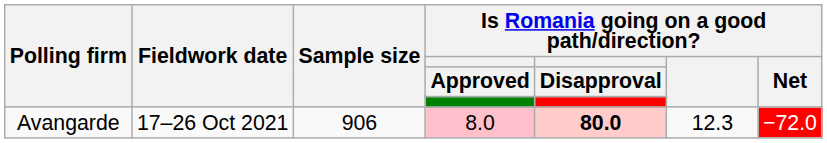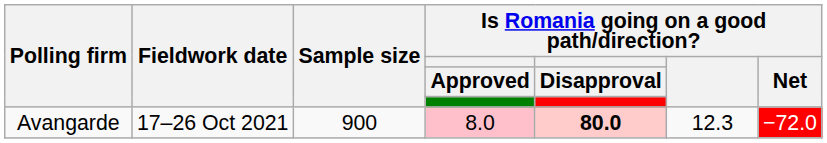(359, 123) 906 -> (359, 123) 900
